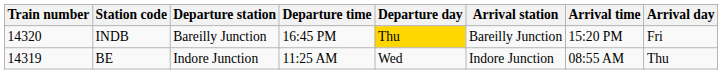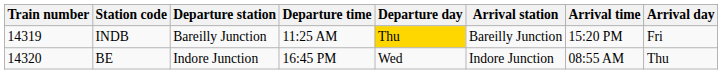(25, 36) 14320 -> (25, 36) 14319
(309, 36) 16:45 PM -> (310, 36) 11:25 AM
(25, 58) 14319 -> (25, 58) 14320
(310, 58) 11:25 AM -> (309, 58) 16:45 PM
